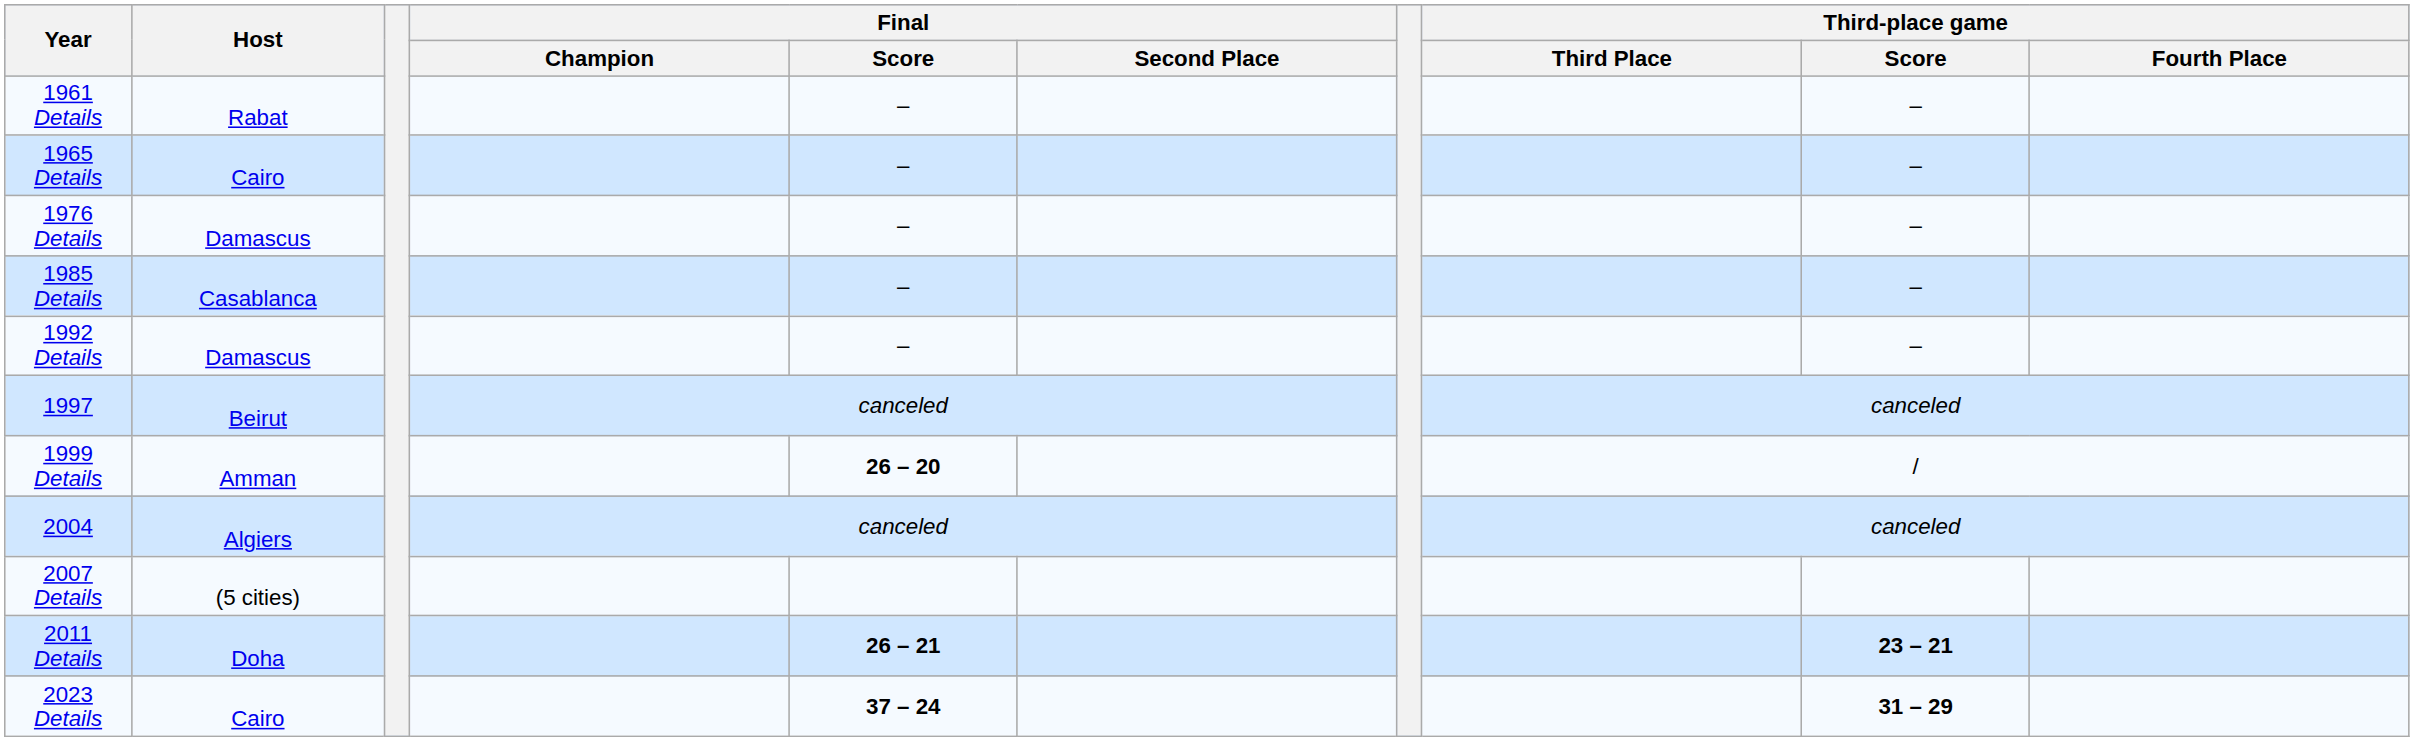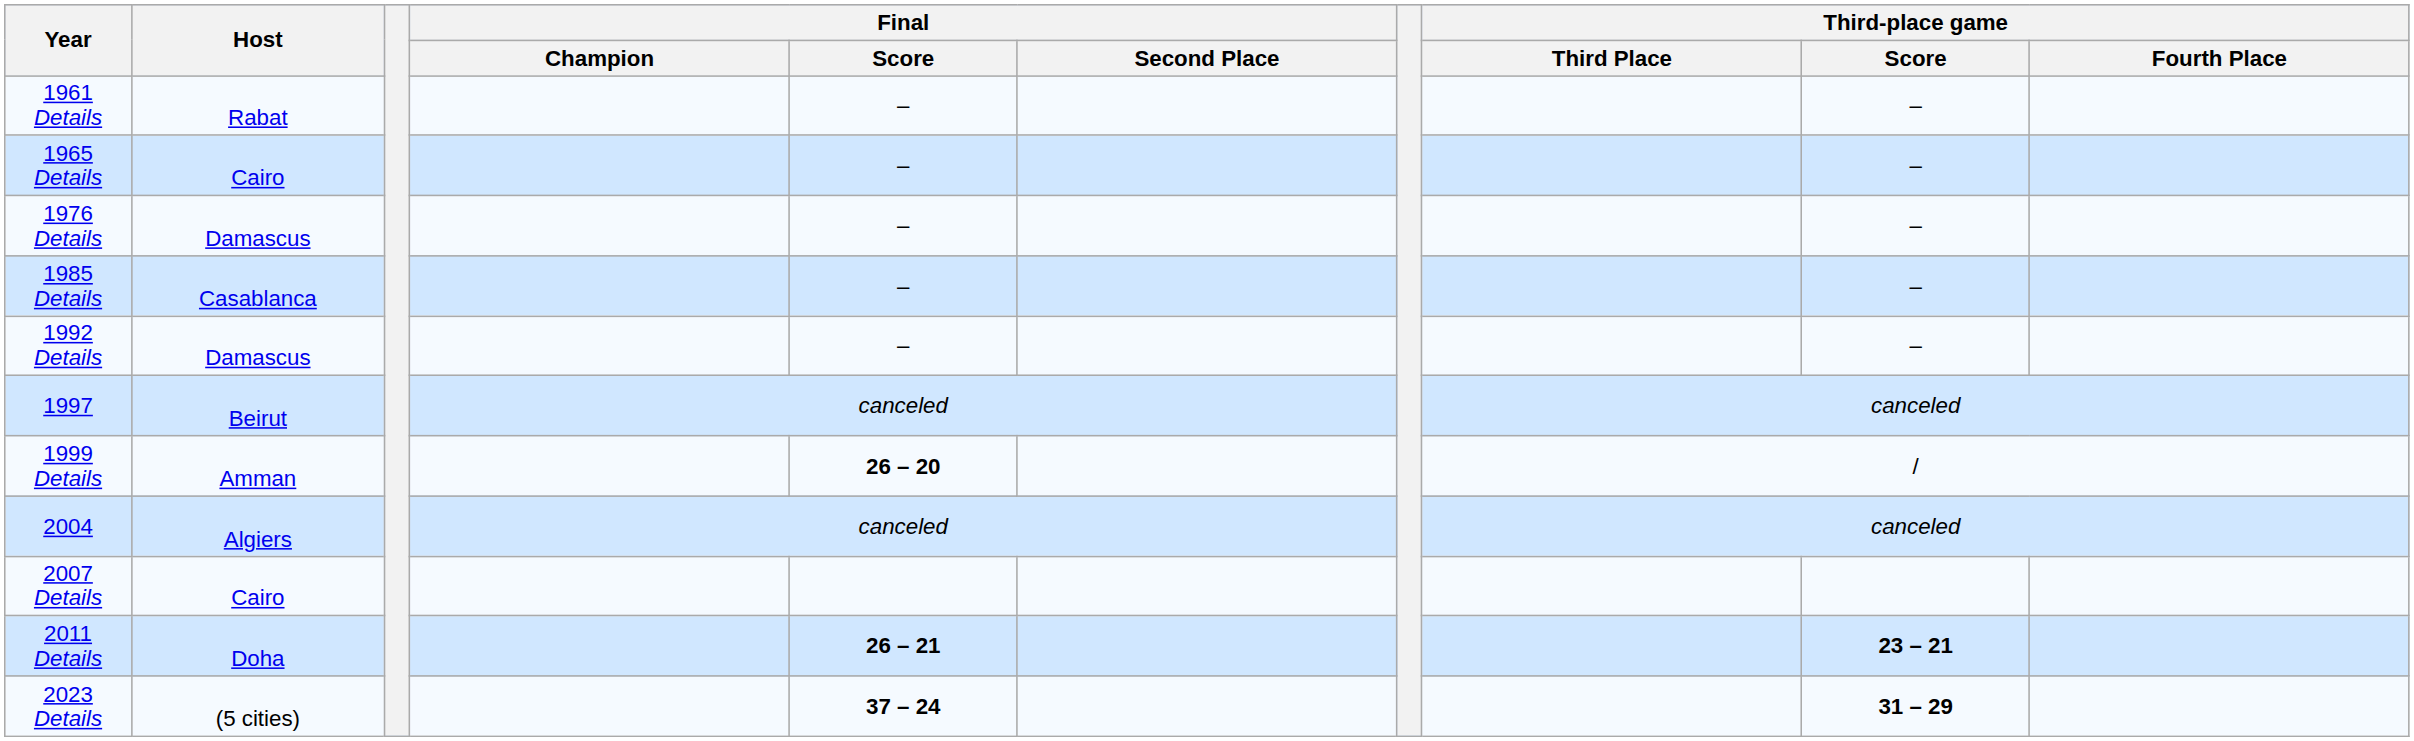(258, 599) (5 cities) -> (258, 599) Cairo
(258, 719) Cairo -> (258, 719) (5 cities)
